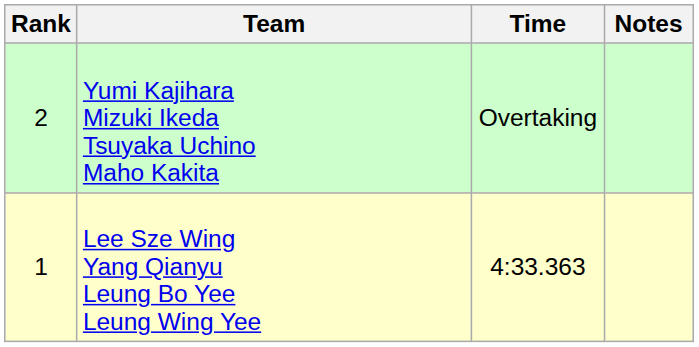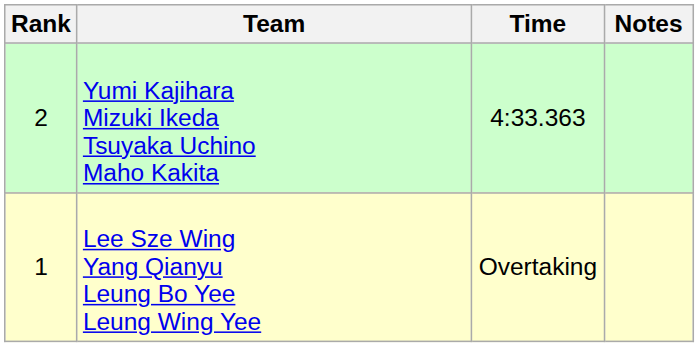(538, 117) Overtaking -> (538, 117) 4:33.363
(538, 266) 4:33.363 -> (538, 266) Overtaking
